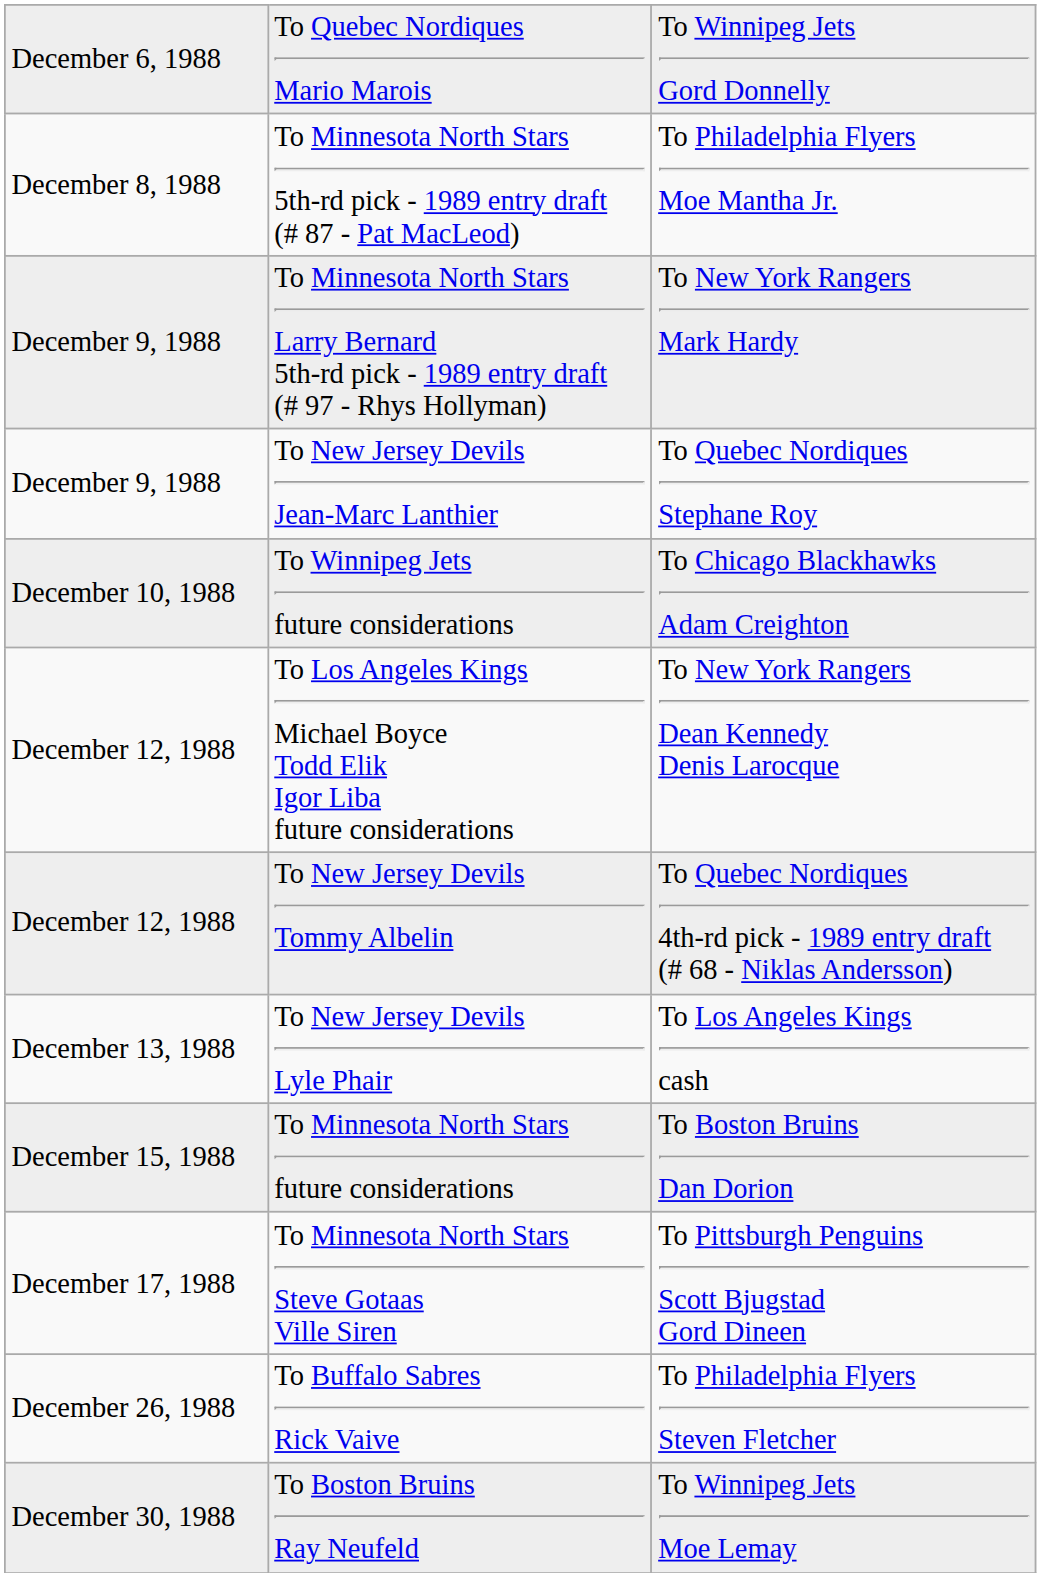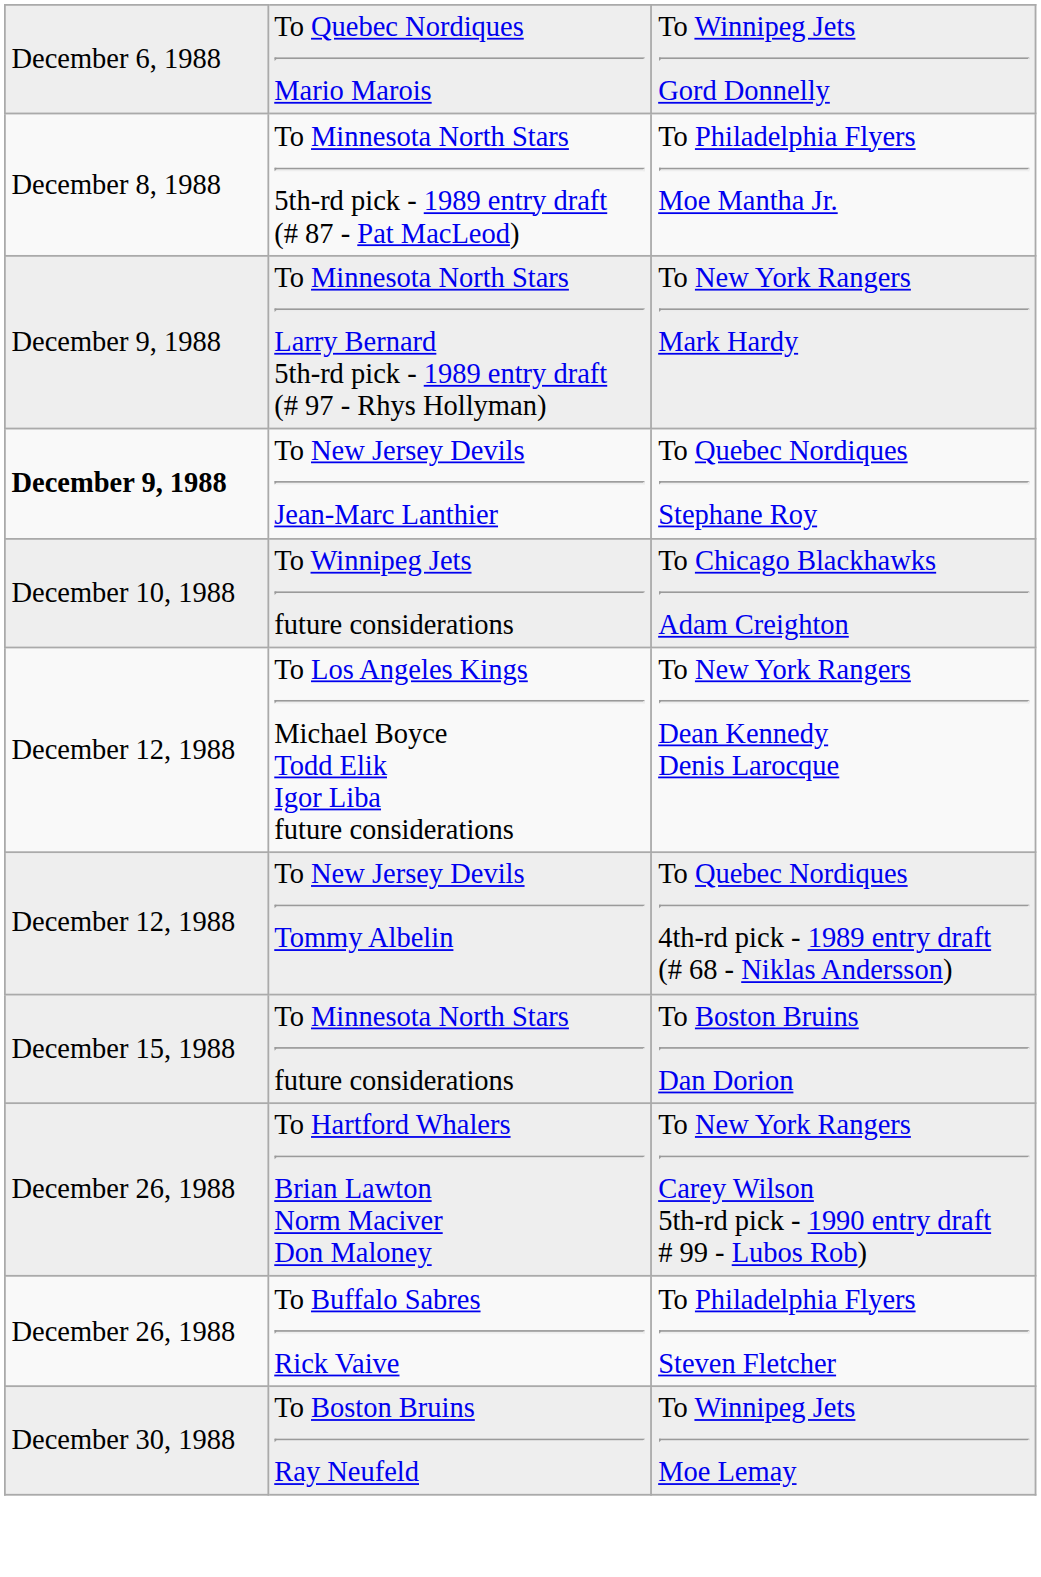(116, 482) normal -> (119, 482) bold
- row: (460, 1048)
- row: (460, 1282)
+ row: (460, 1189)
